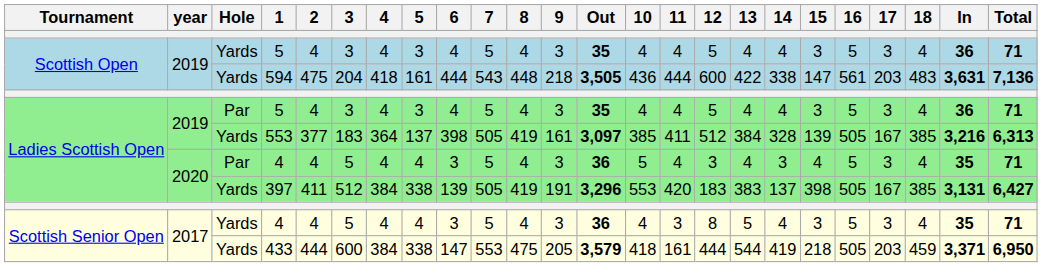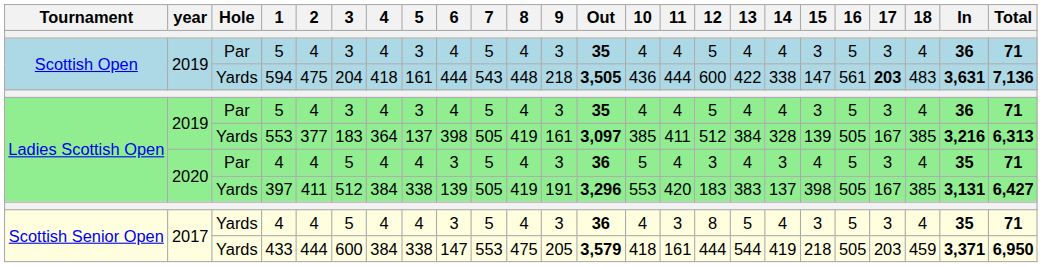(237, 51) Yards -> (237, 51) Par
(888, 77) normal -> (888, 77) bold
